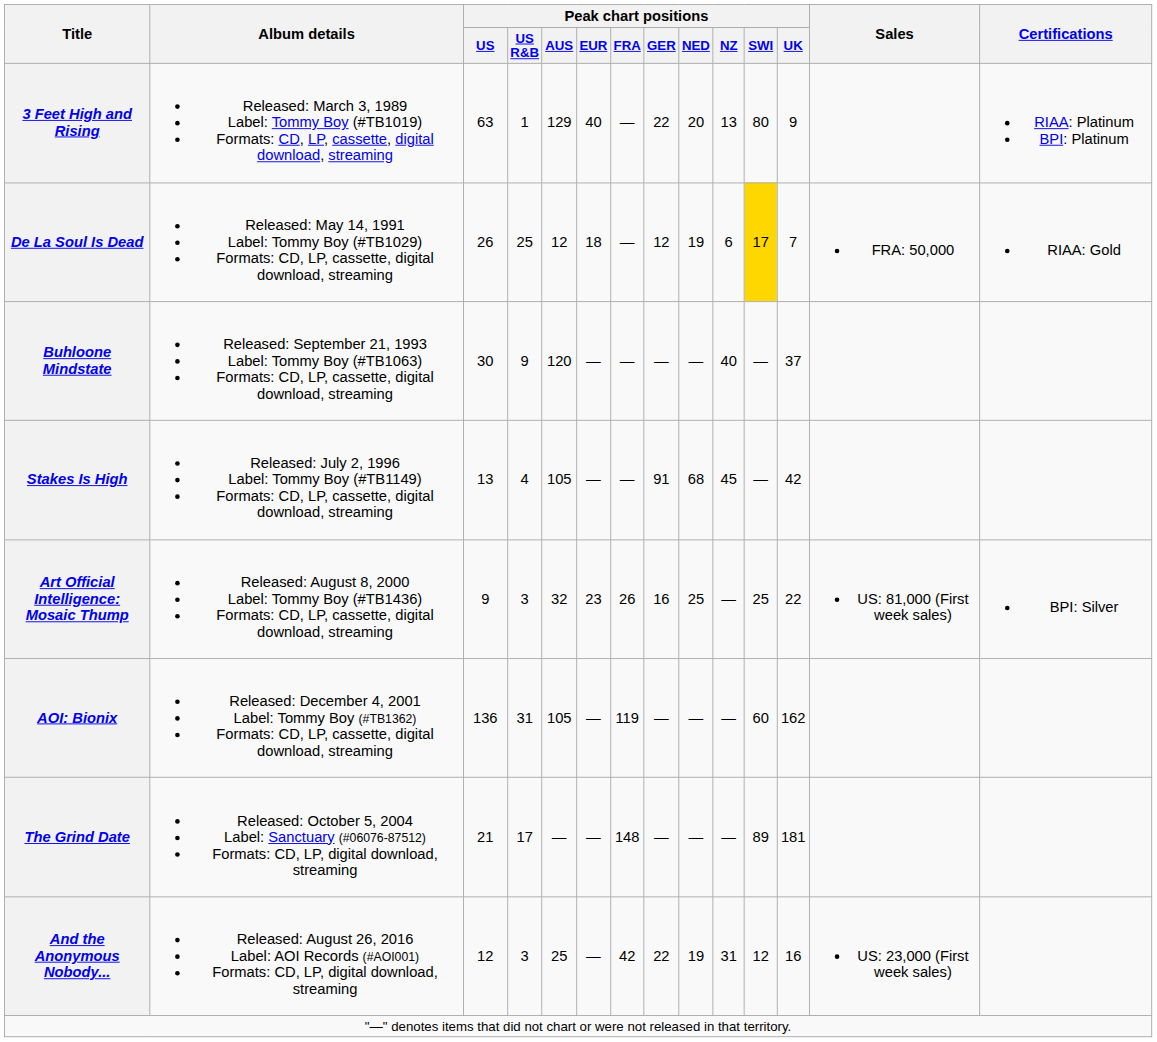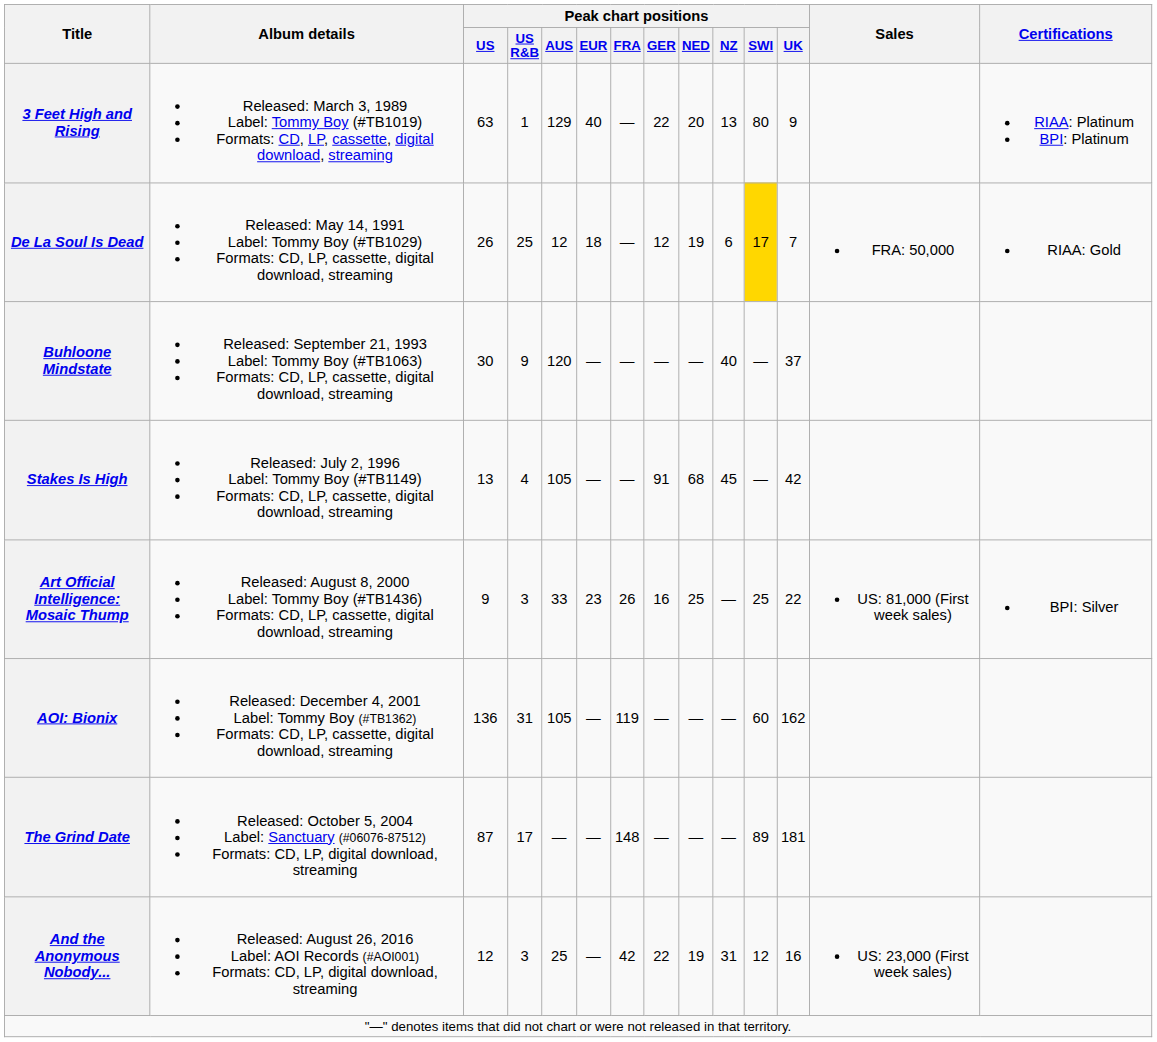(559, 599) 32 -> (559, 599) 33
(485, 837) 21 -> (485, 837) 87
